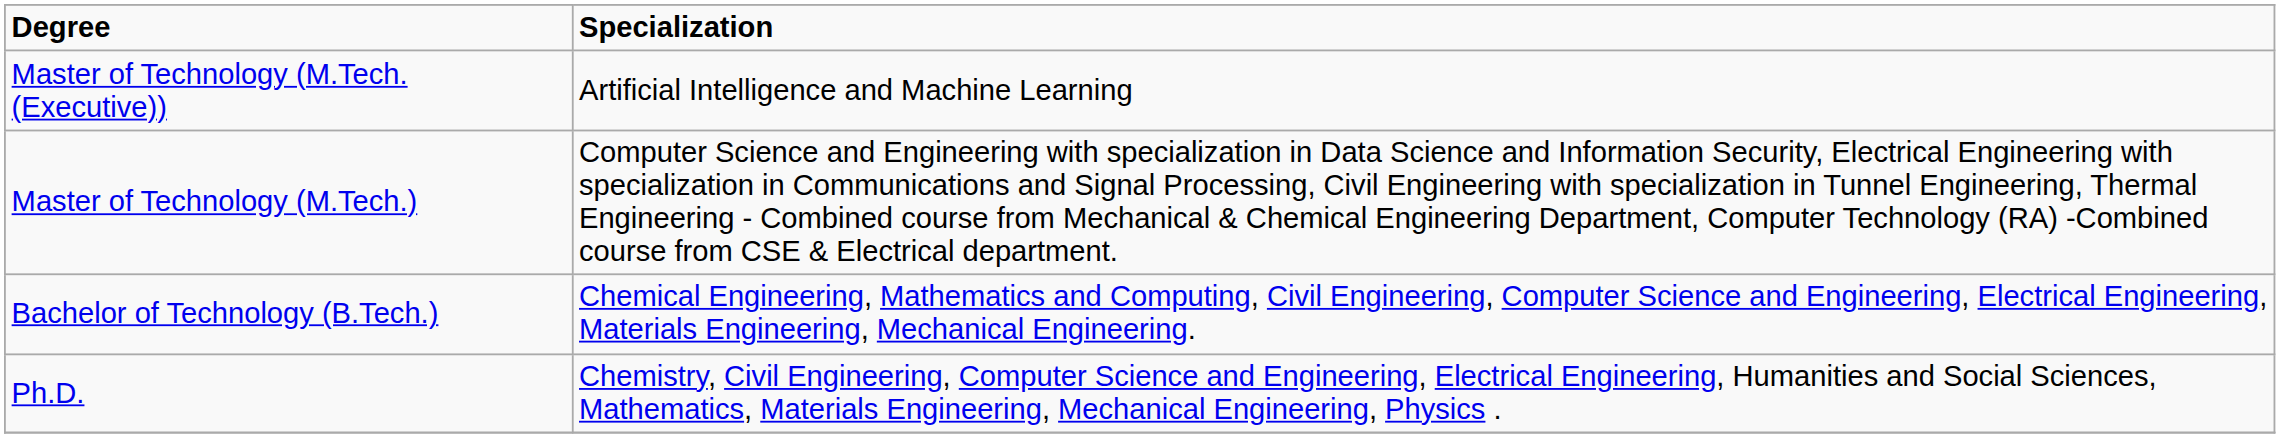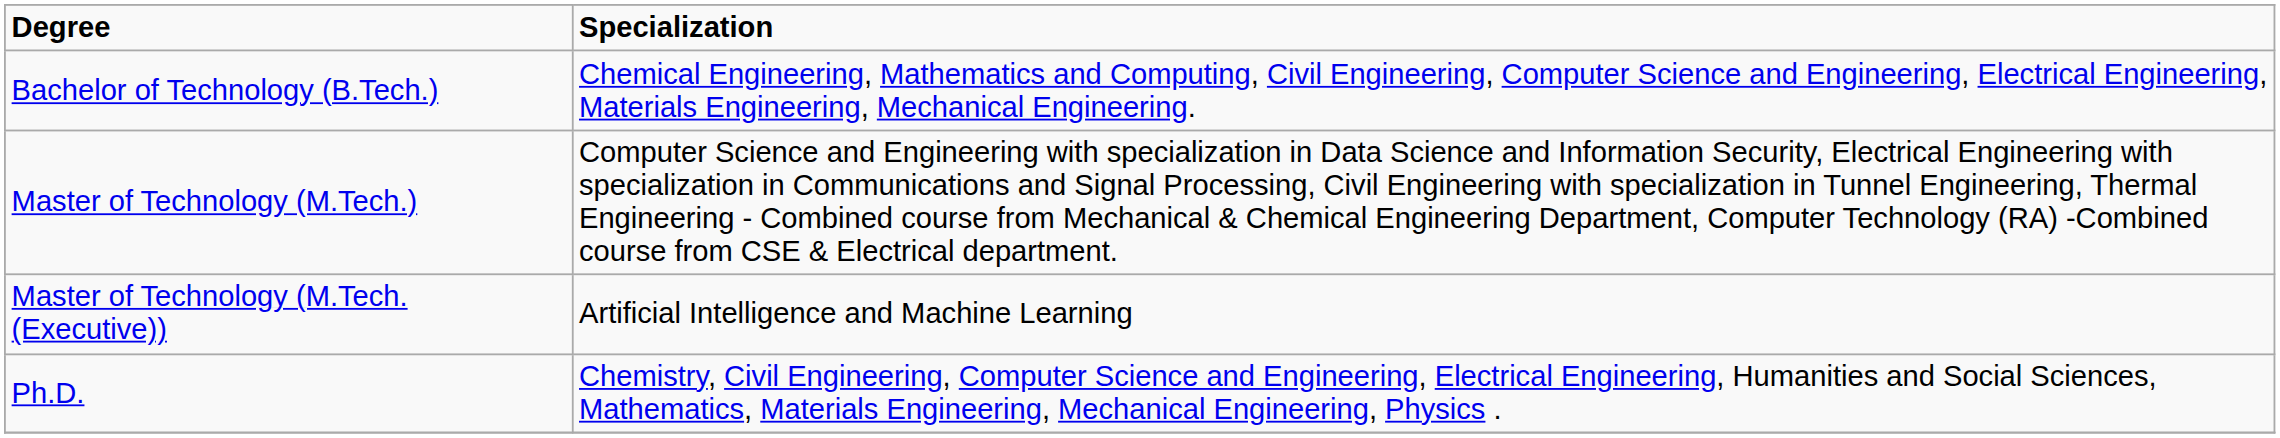rows swapped: (225, 313) <-> (210, 90)
